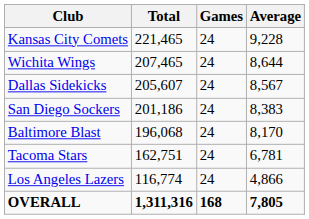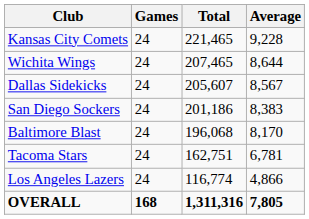columns swapped: (221, 16) <-> (164, 16)
